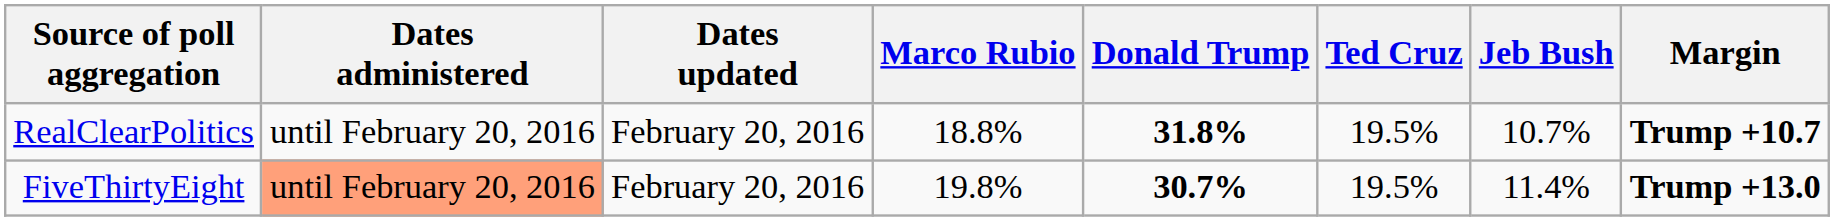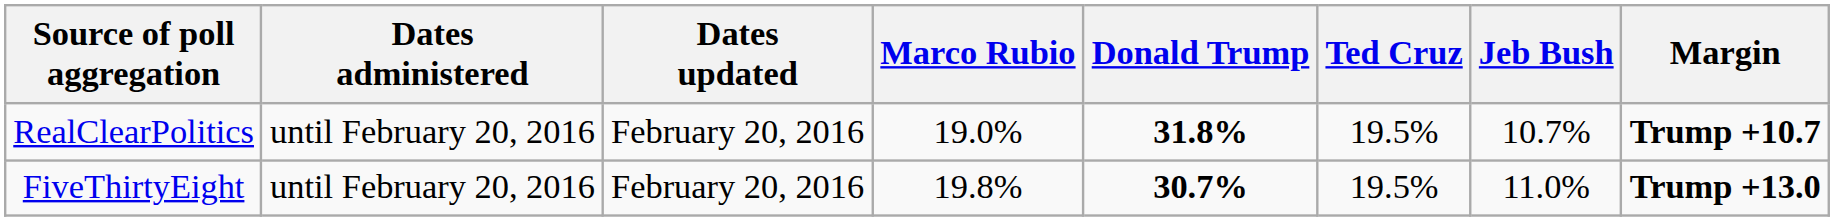(978, 130) 18.8% -> (978, 130) 19.0%
(433, 187) lightsalmon background -> (433, 187) no background
(1546, 187) 11.4% -> (1546, 187) 11.0%
